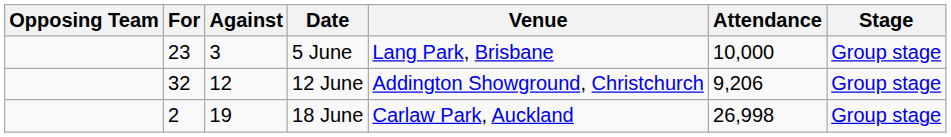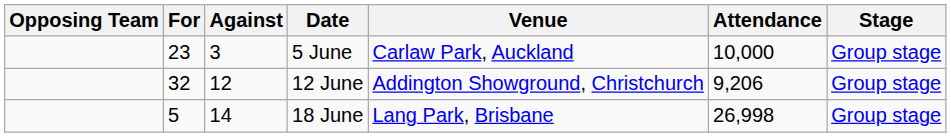(463, 52) Lang Park, Brisbane -> (473, 52) Carlaw Park, Auckland
(174, 115) 2 -> (174, 115) 5
(221, 115) 19 -> (221, 115) 14
(473, 115) Carlaw Park, Auckland -> (463, 115) Lang Park, Brisbane
